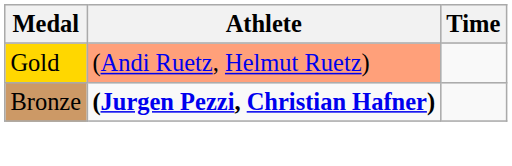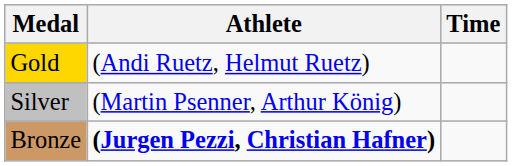(231, 62) lightsalmon background -> (231, 62) no background
+ row: (40, 101)
